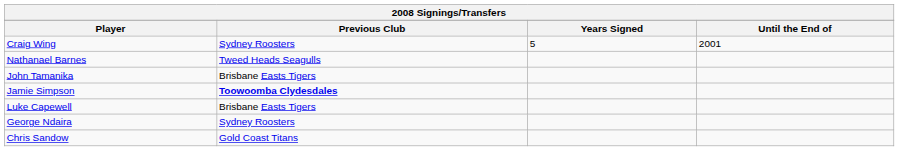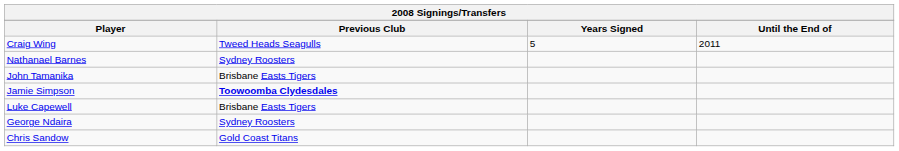(257, 44) Sydney Roosters -> (270, 44) Tweed Heads Seagulls
(710, 44) 2001 -> (710, 44) 2011
(270, 60) Tweed Heads Seagulls -> (257, 60) Sydney Roosters
